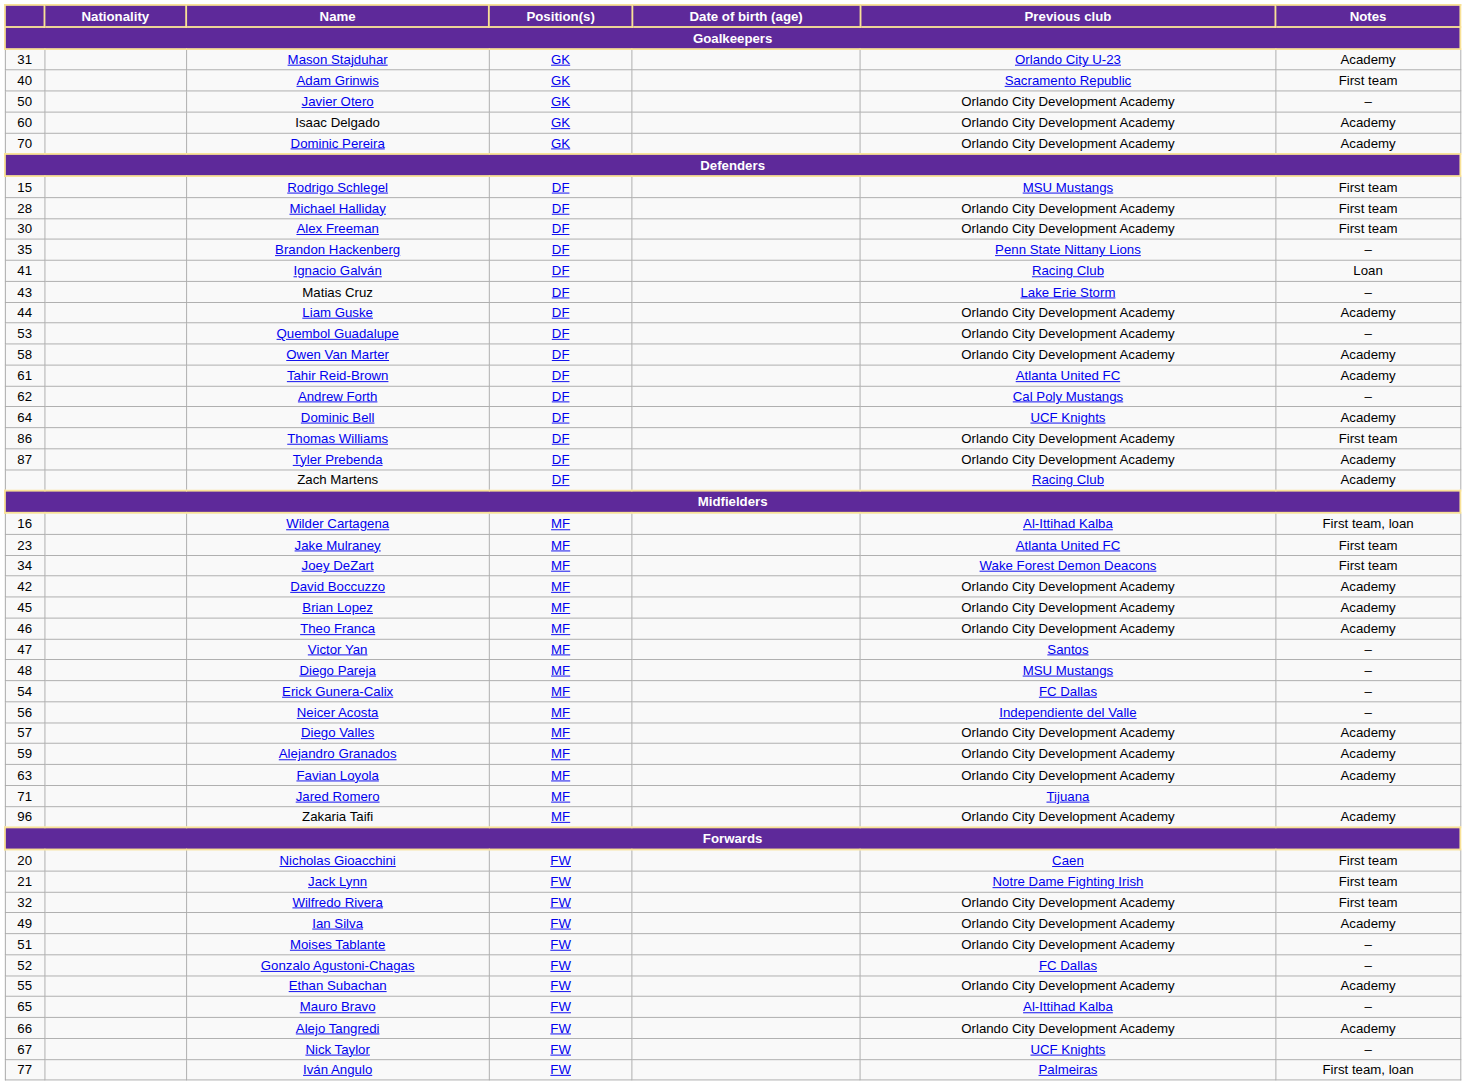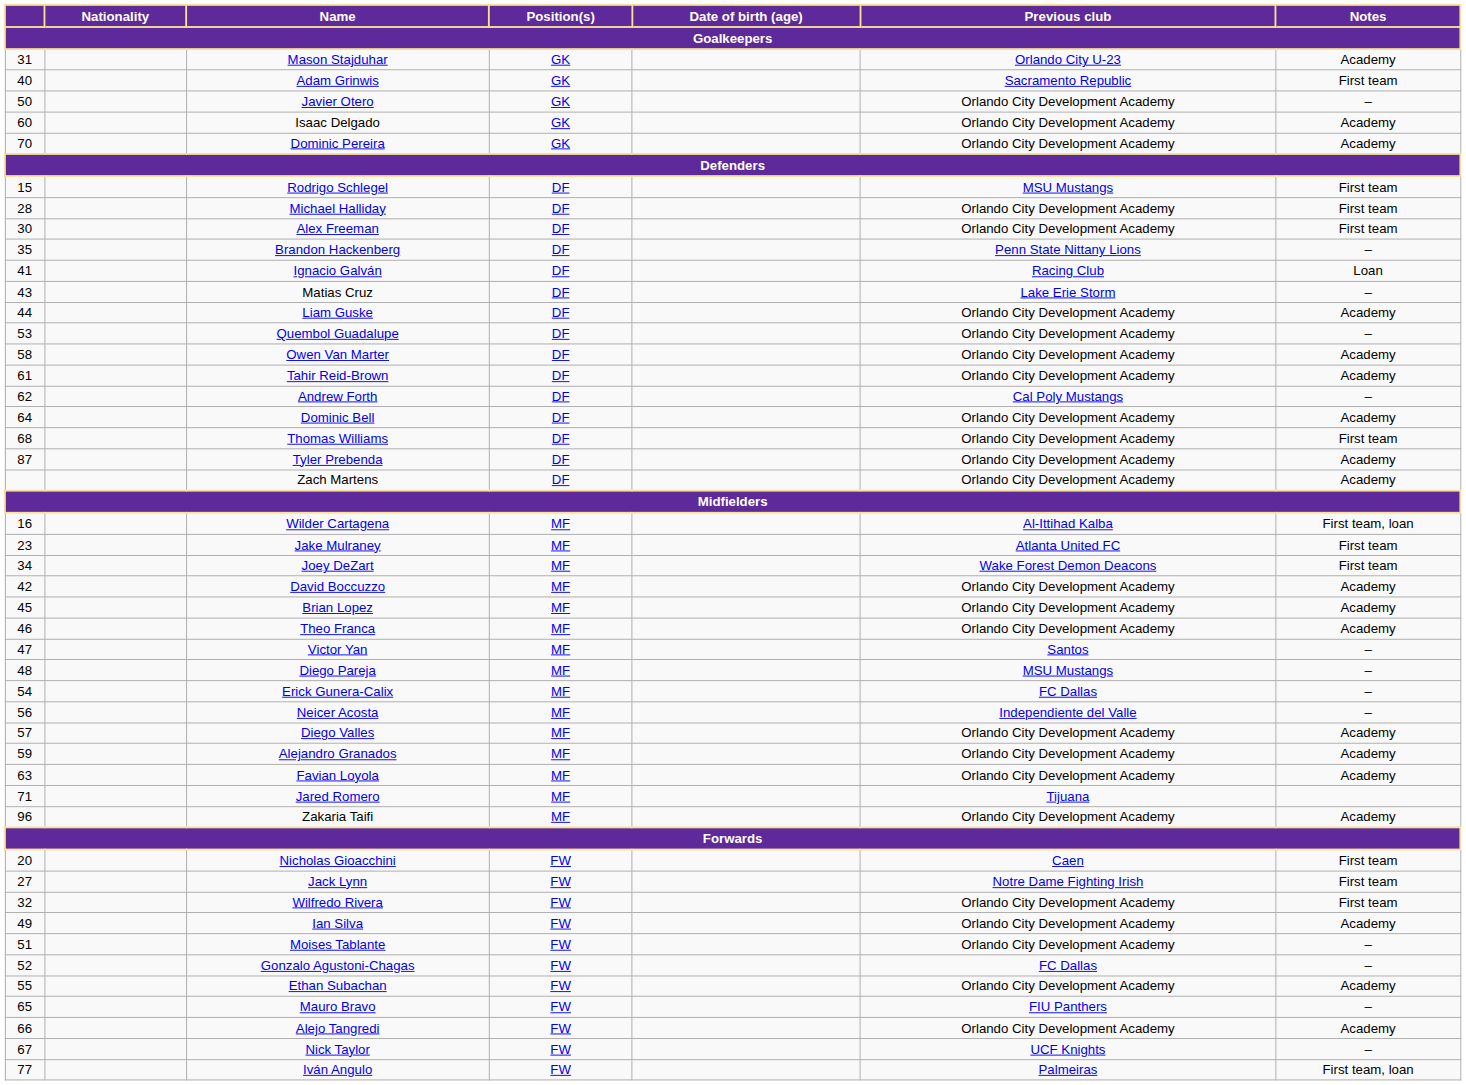(1068, 376) Atlanta United FC -> (1068, 376) Orlando City Development Academy
(1068, 418) UCF Knights -> (1068, 418) Orlando City Development Academy
(25, 439) 86 -> (25, 439) 68
(1068, 480) Racing Club -> (1068, 480) Orlando City Development Academy
(25, 882) 21 -> (25, 882) 27
(1068, 1007) Al-Ittihad Kalba -> (1068, 1007) FIU Panthers
